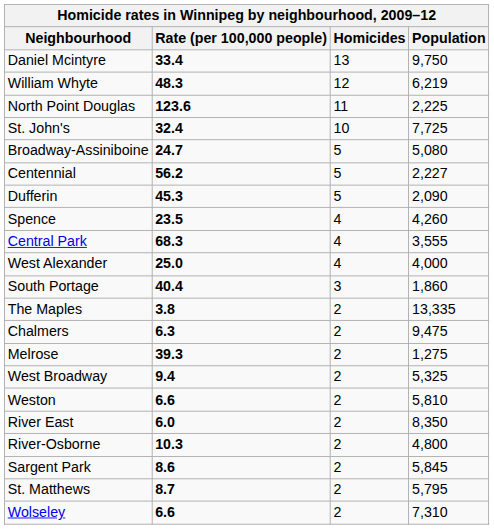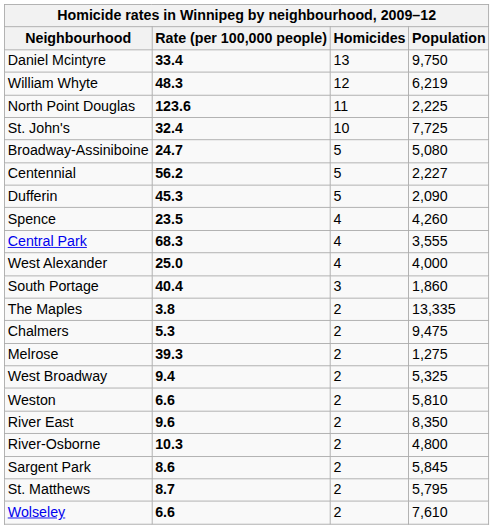(165, 331) 6.3 -> (165, 331) 5.3
(165, 422) 6.0 -> (165, 422) 9.6
(430, 512) 7,310 -> (430, 512) 7,610
